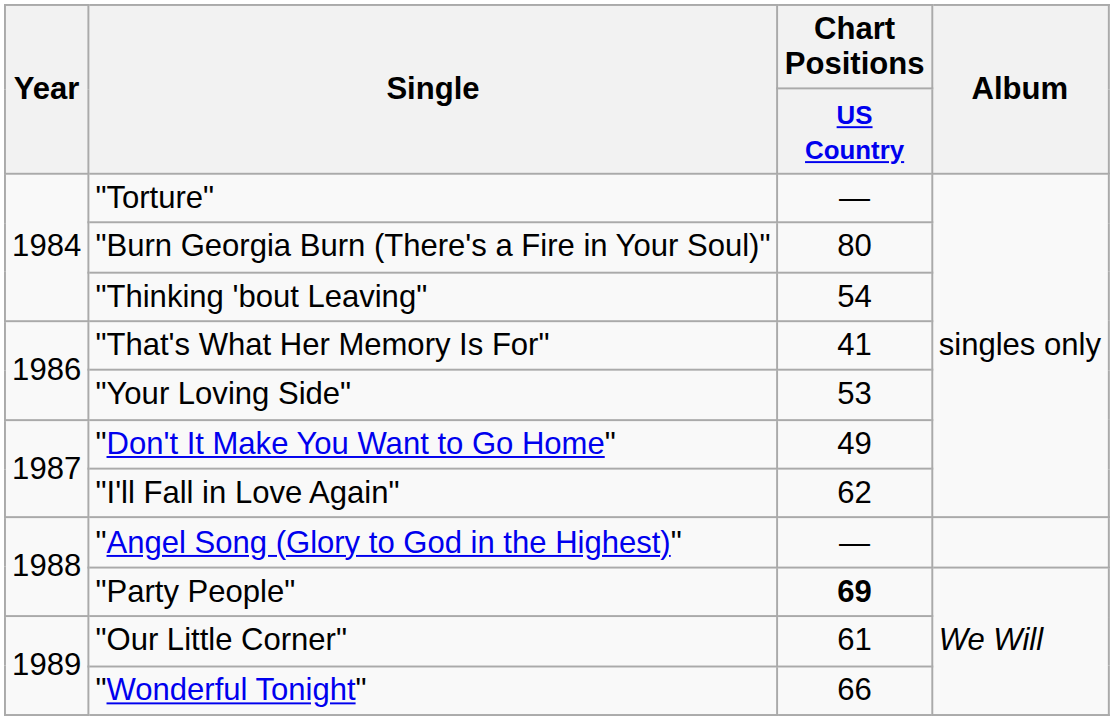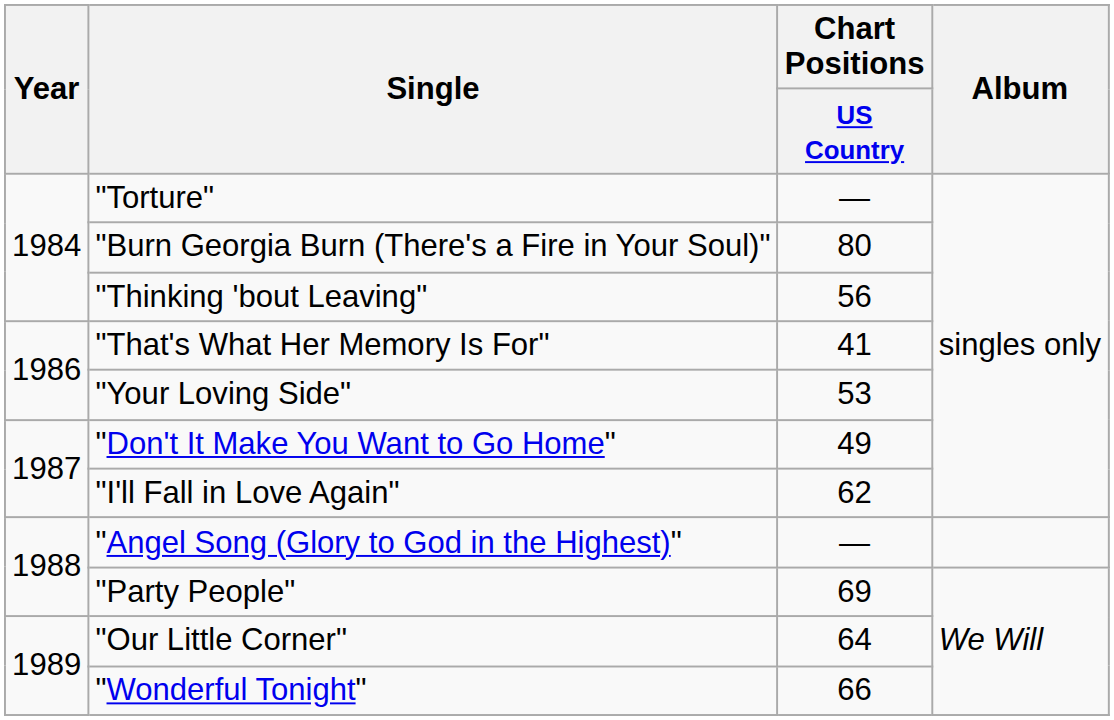(855, 295) 54 -> (855, 295) 56
(855, 591) bold -> (855, 591) normal
(855, 640) 61 -> (855, 640) 64
